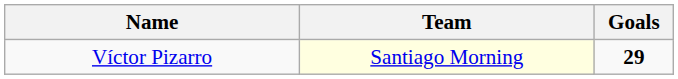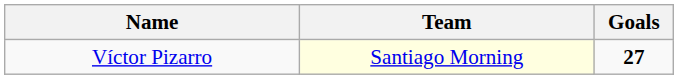(634, 56) 29 -> (634, 56) 27
